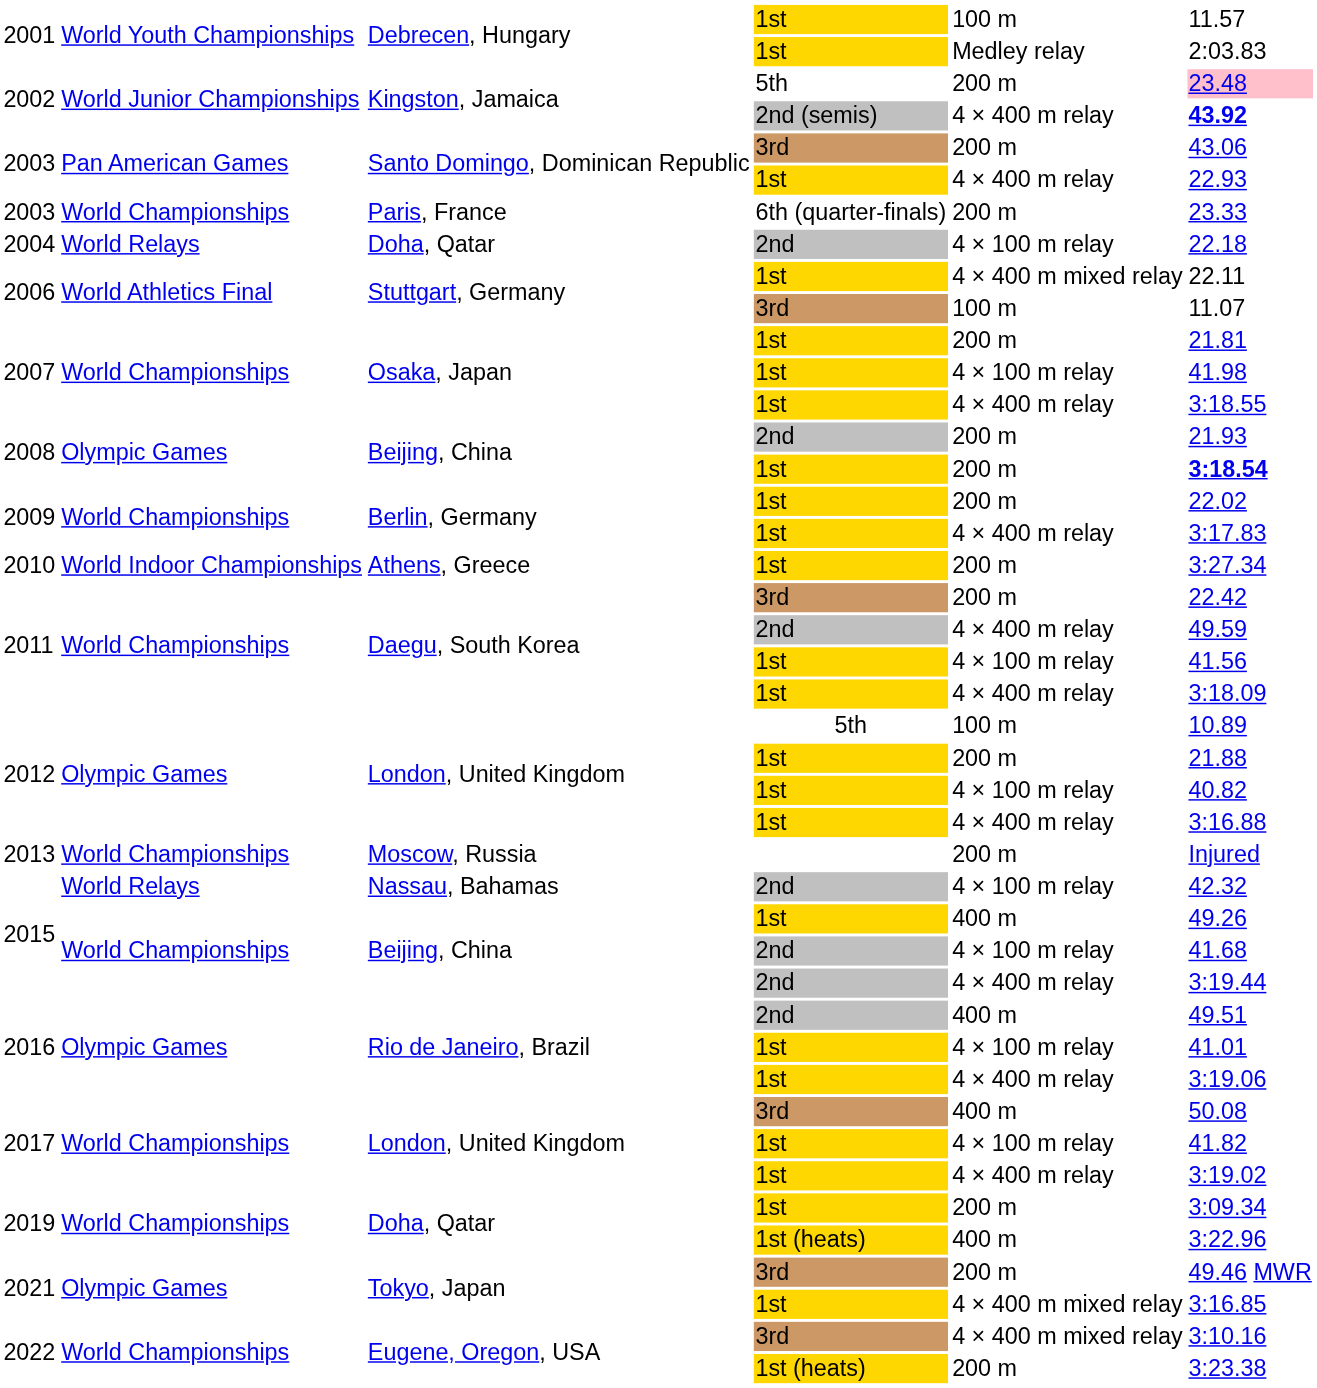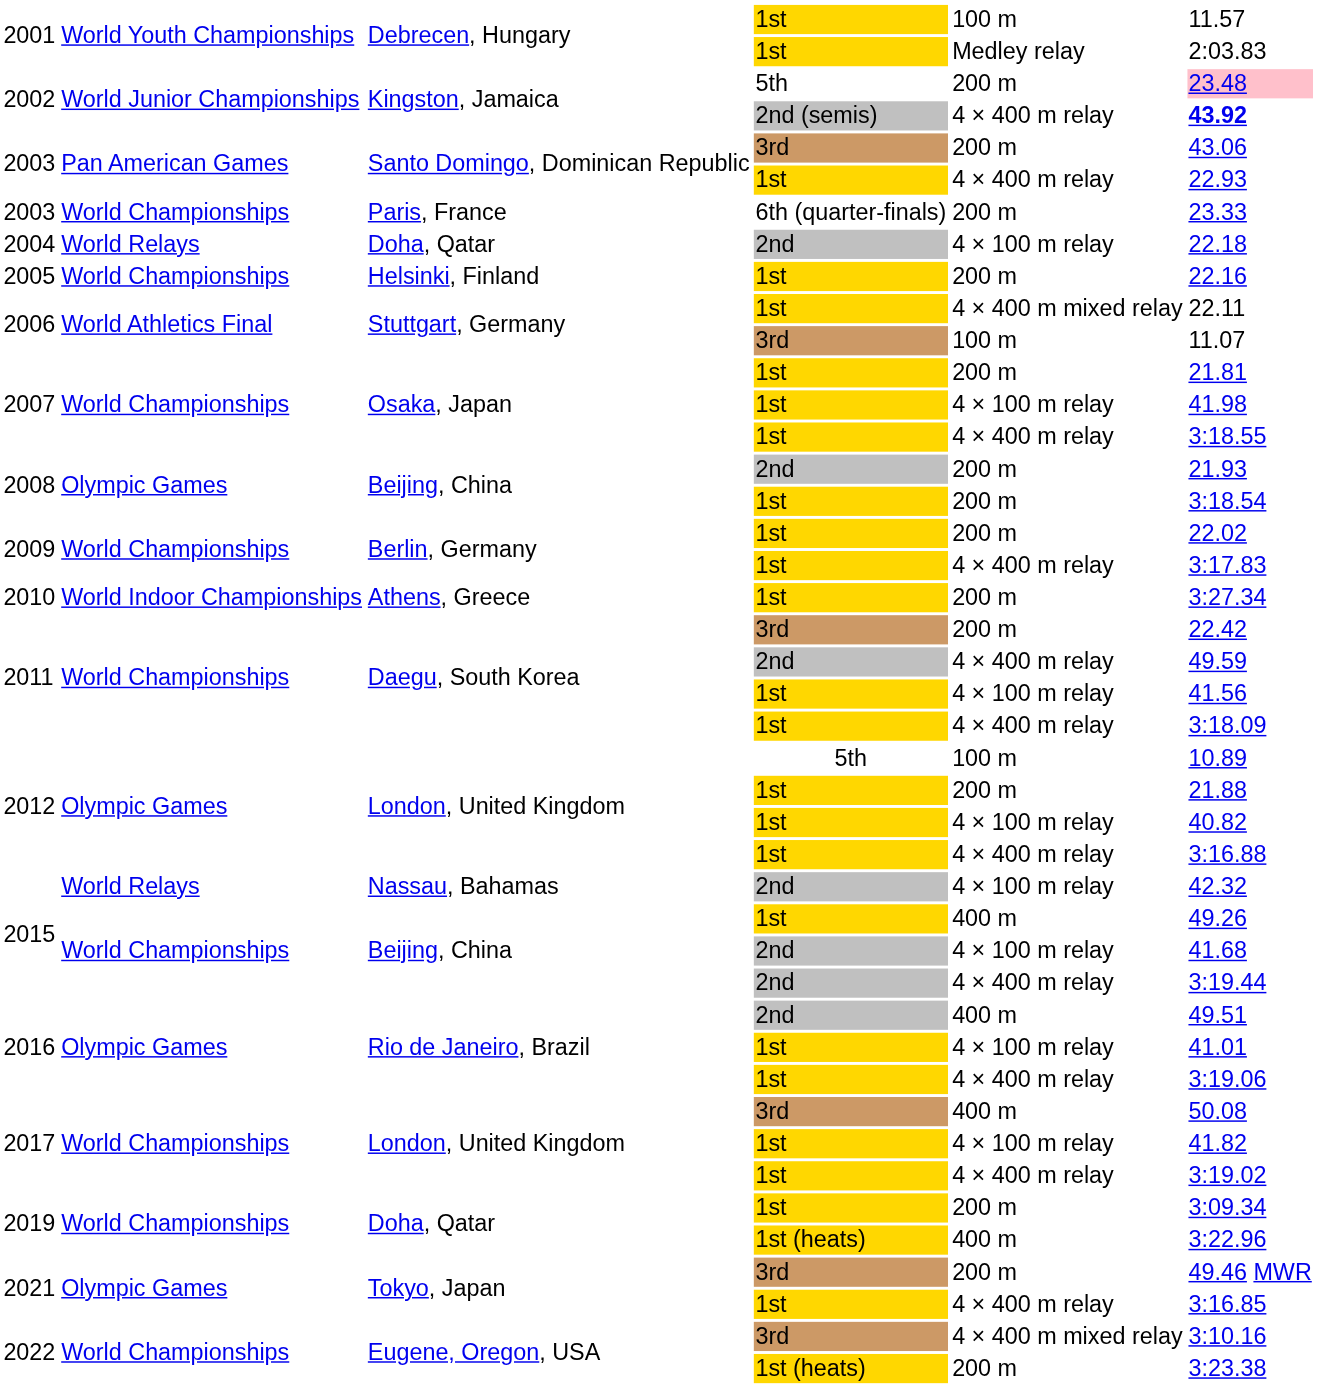+ row: (29, 276)
(1228, 468) bold -> (1227, 501) normal
- row: (29, 854)
(1067, 1304) 4 × 400 m mixed relay -> (1033, 1304) 4 × 400 m relay
